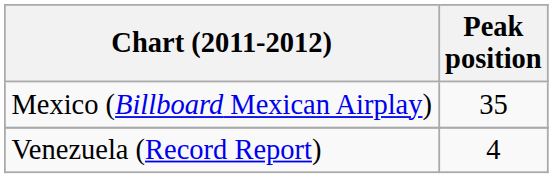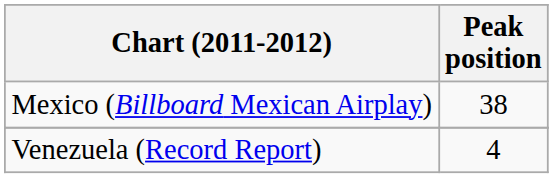(493, 104) 35 -> (493, 104) 38
